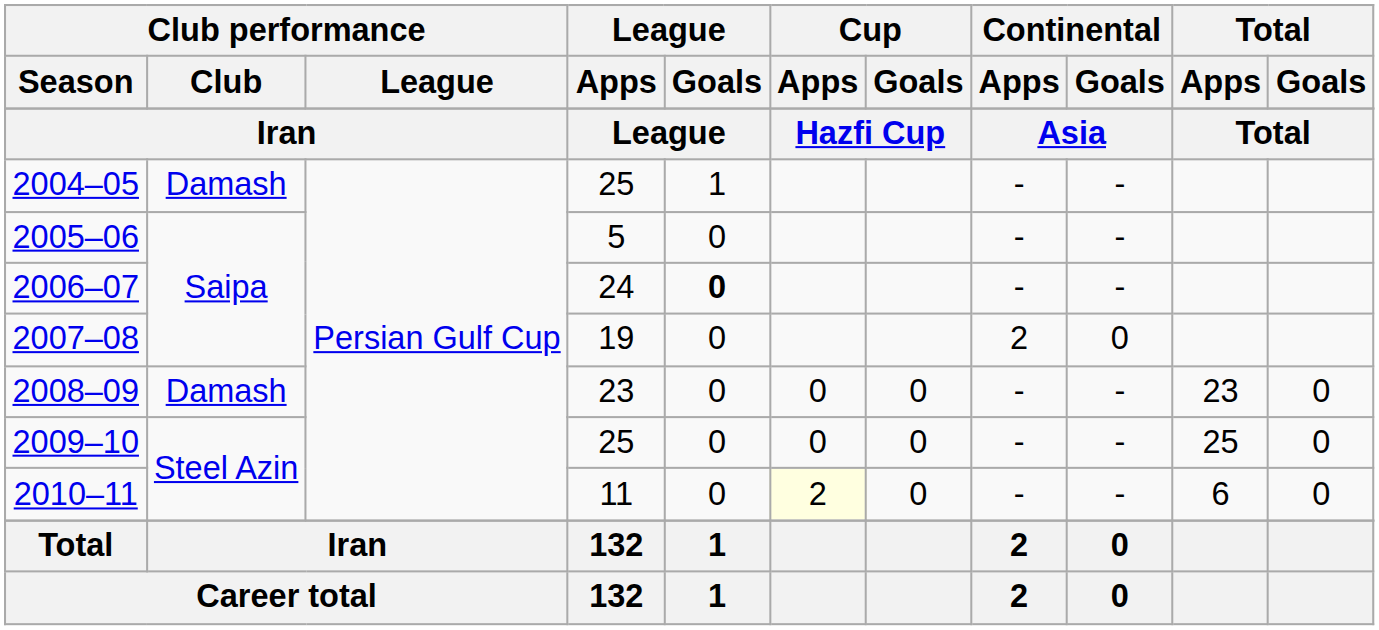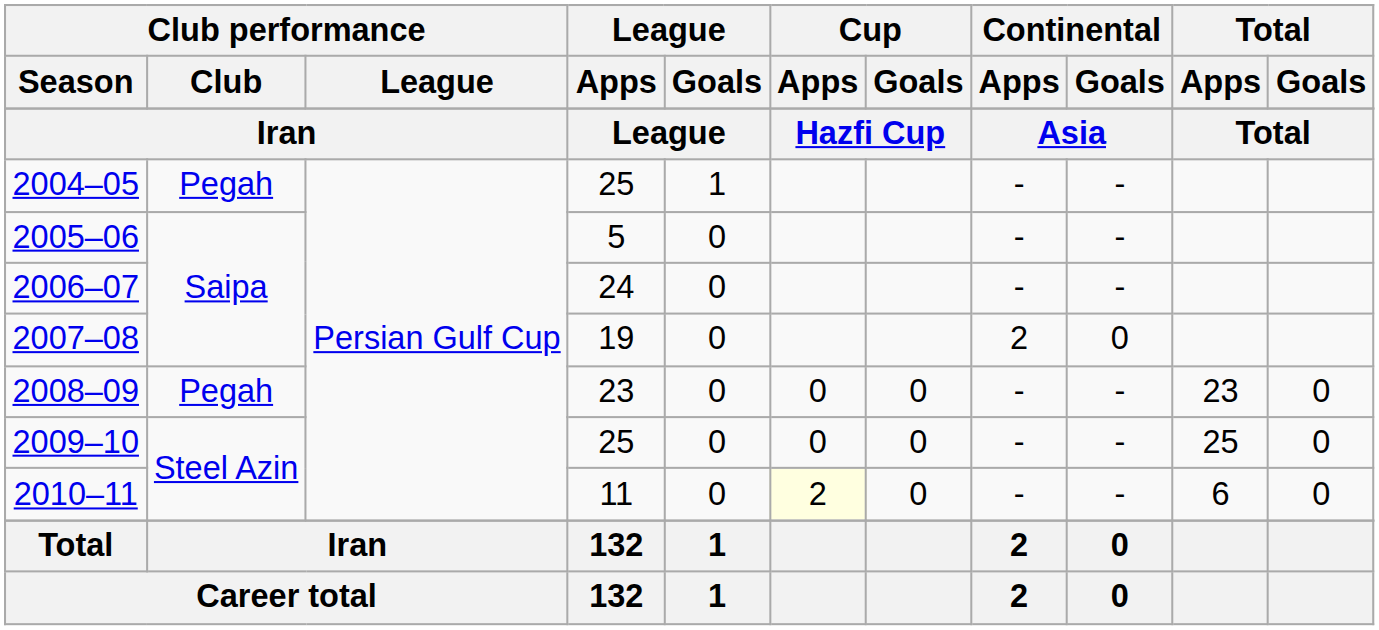(226, 184) Damash -> (226, 184) Pegah
(717, 287) bold -> (717, 287) normal
(226, 390) Damash -> (226, 390) Pegah
